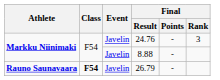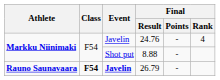(198, 40) 3 -> (203, 40) 4
(117, 54) Javelin -> (119, 54) Shot put
(117, 69) normal -> (118, 69) bold
